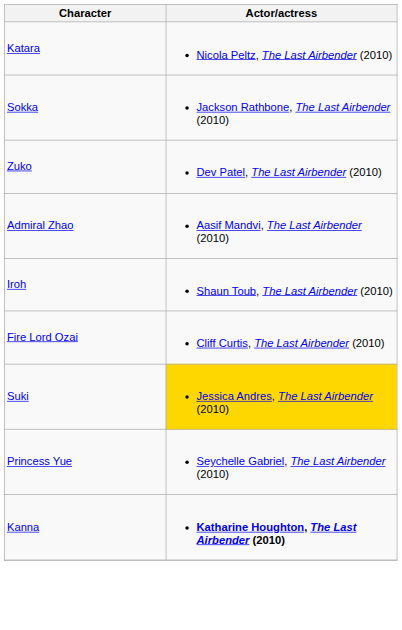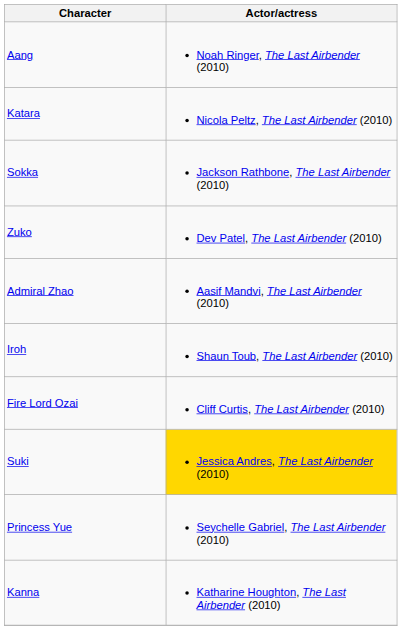+ row: (20, 54)
(281, 534) bold -> (281, 599) normal
